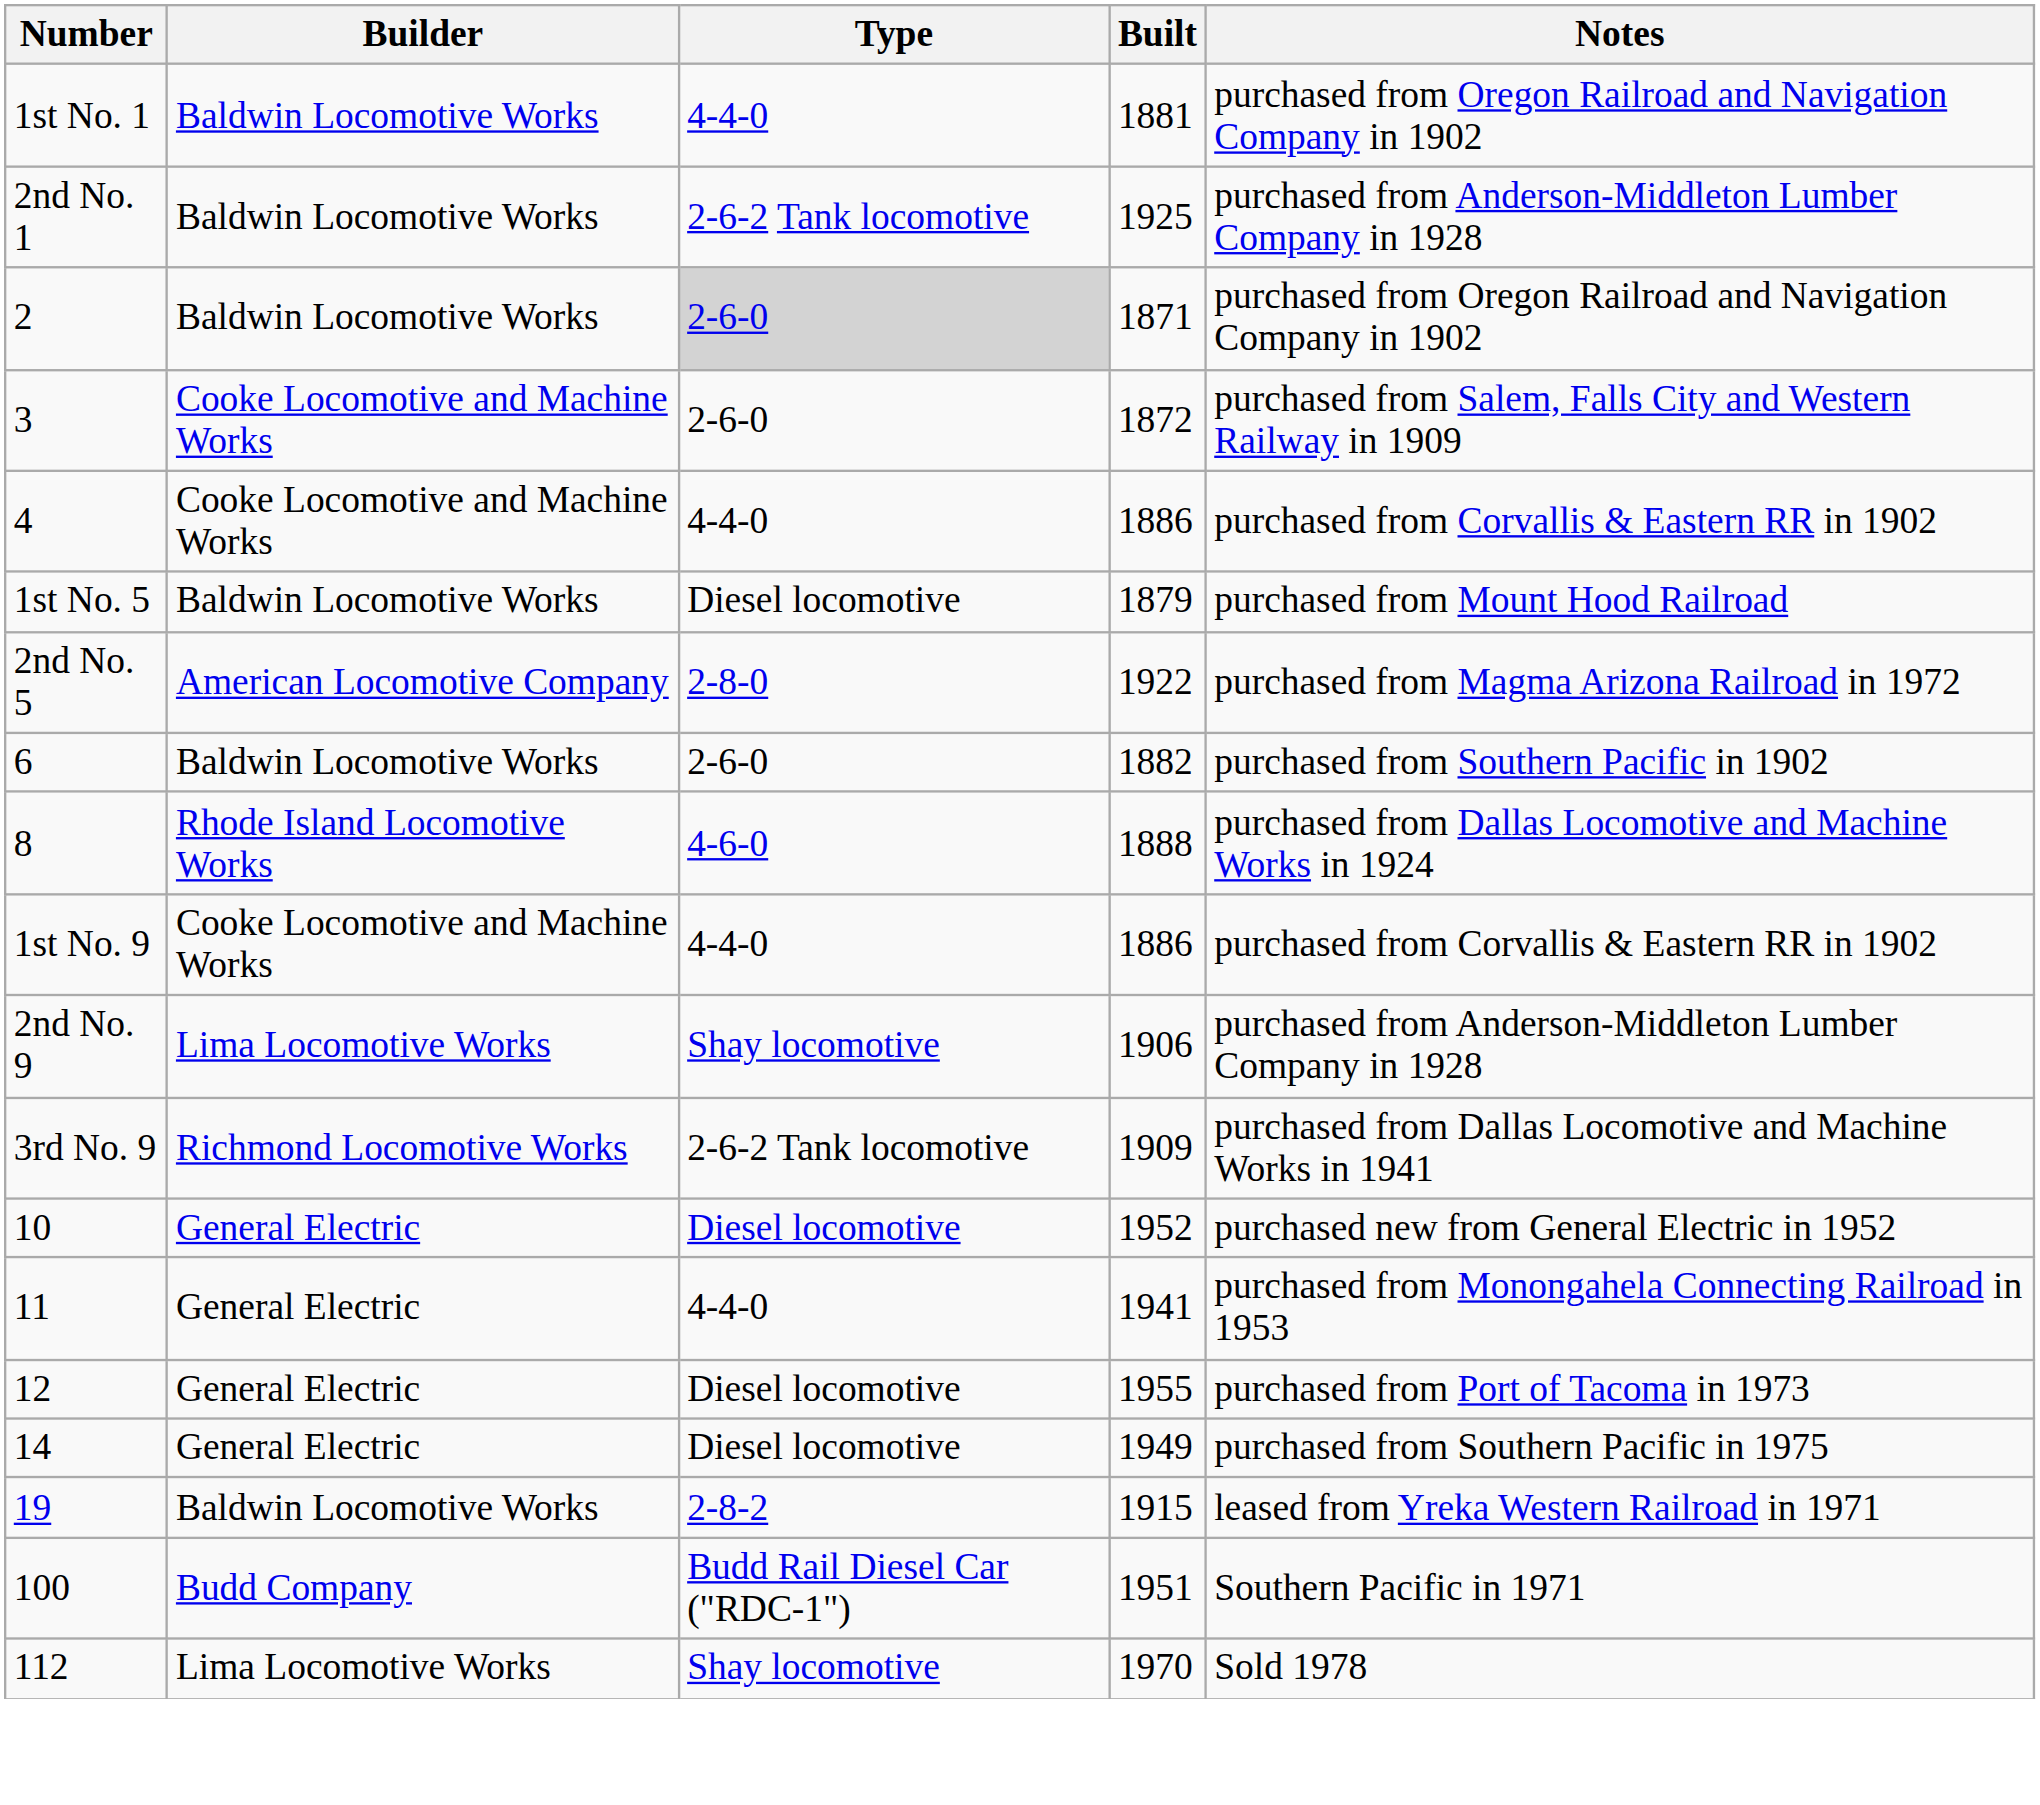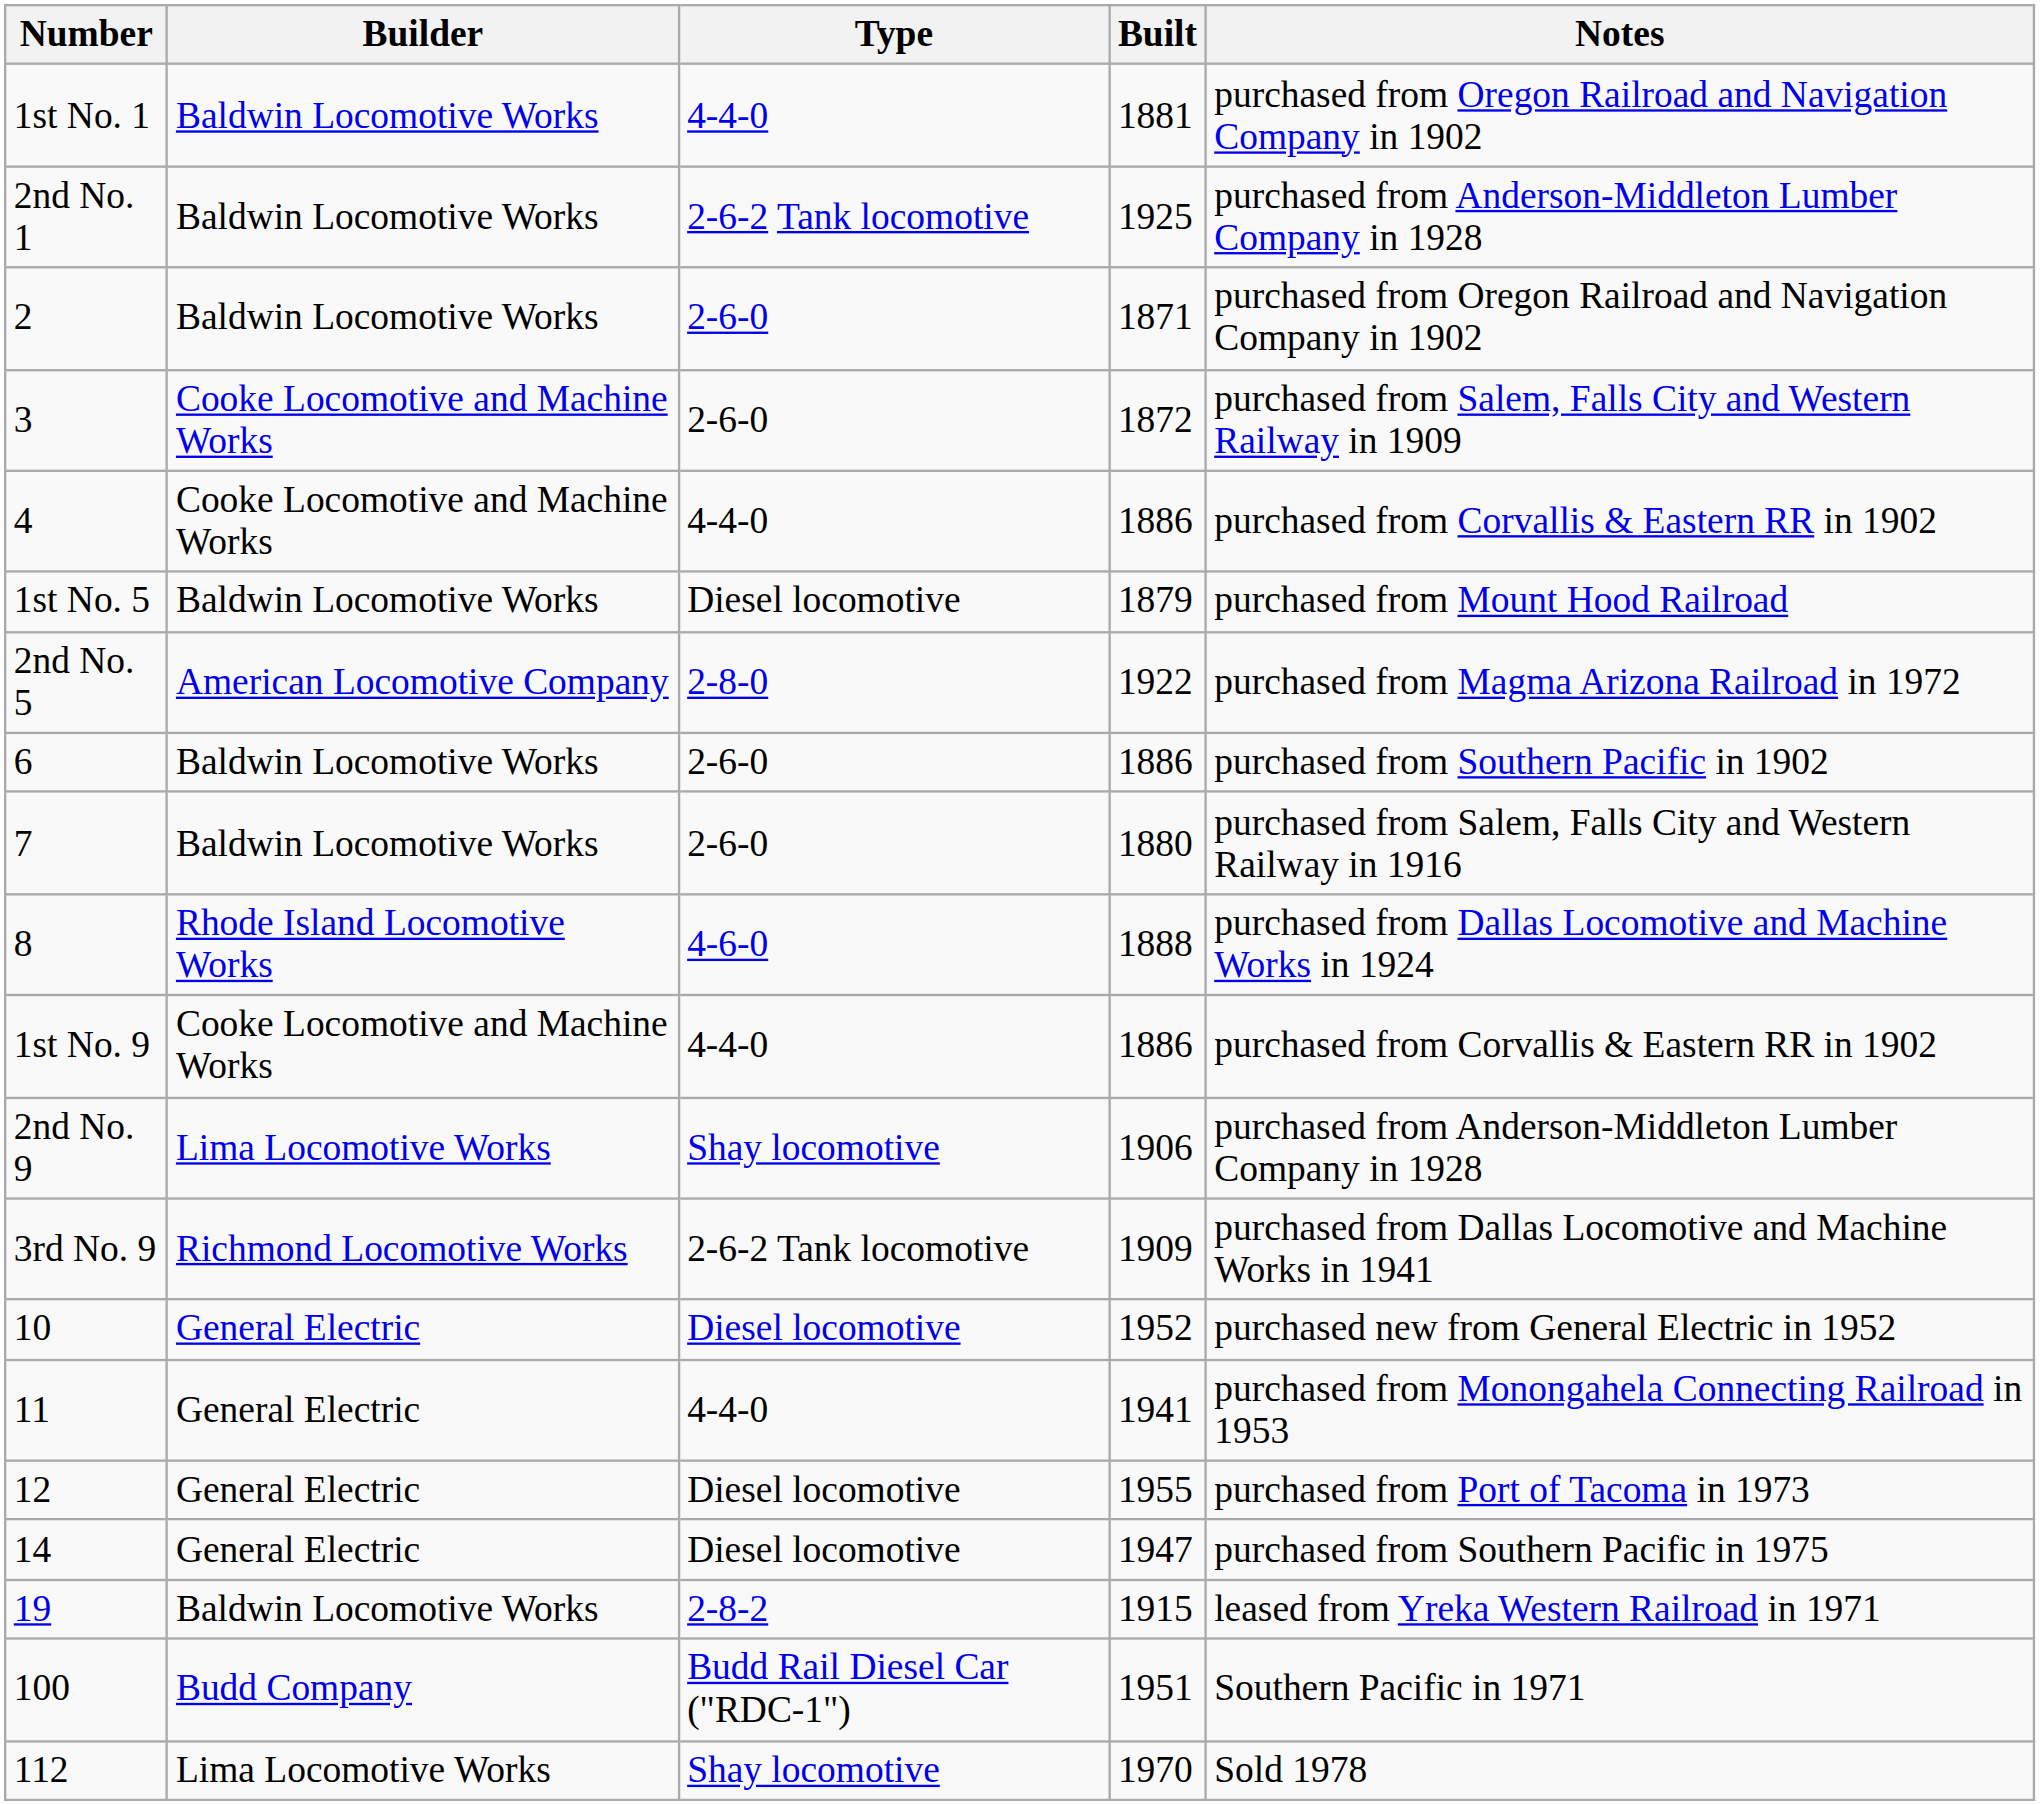(728, 317) lightgrey background -> (728, 317) no background
(1155, 761) 1882 -> (1155, 761) 1886
+ row: (23, 842)
(1155, 1447) 1949 -> (1155, 1549) 1947
